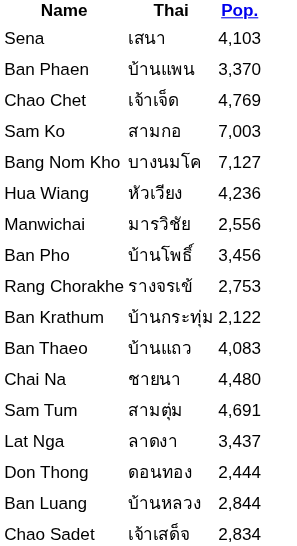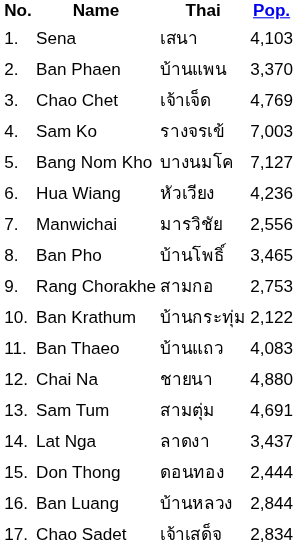+ column: (18, 10)
(155, 131) สามกอ -> (192, 131) รางจรเข้
(240, 255) 3,456 -> (272, 255) 3,465
(161, 286) รางจรเข้ -> (187, 286) สามกอ
(240, 379) 4,480 -> (272, 379) 4,880
